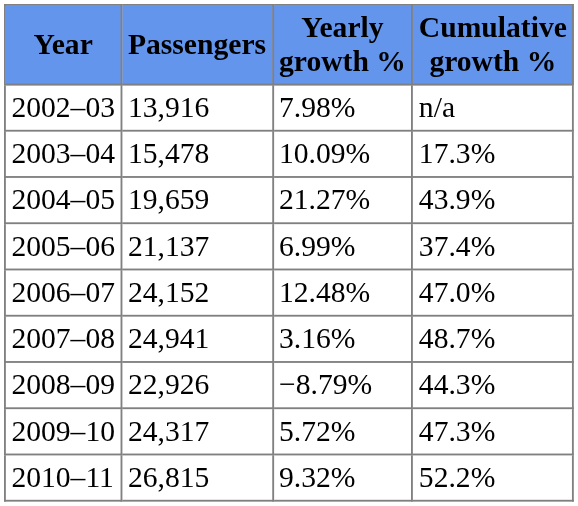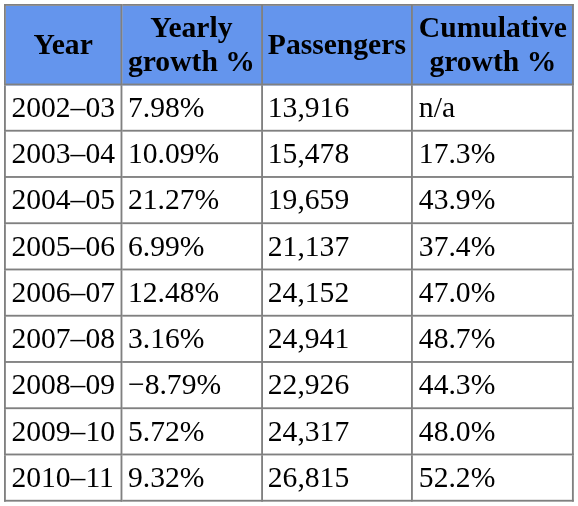columns swapped: (197, 44) <-> (342, 44)
(457, 430) 47.3% -> (457, 430) 48.0%
